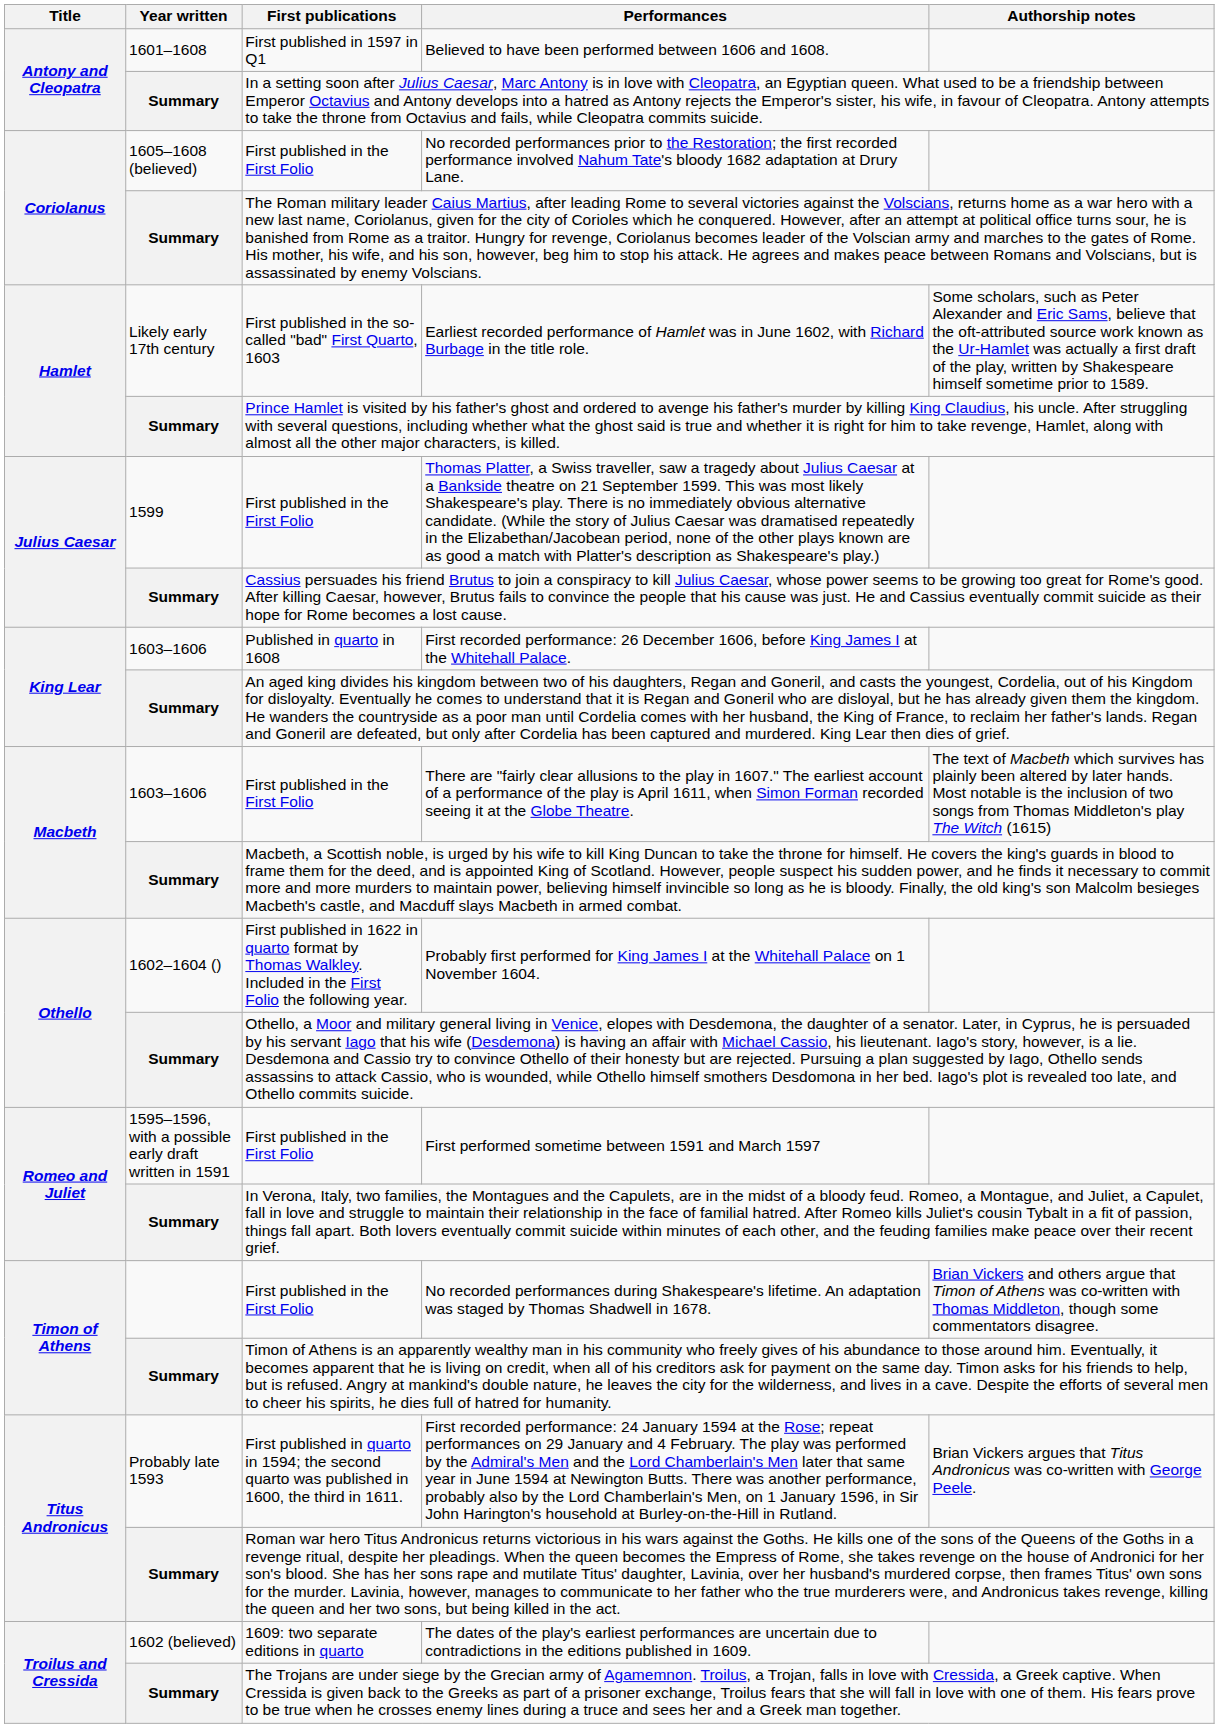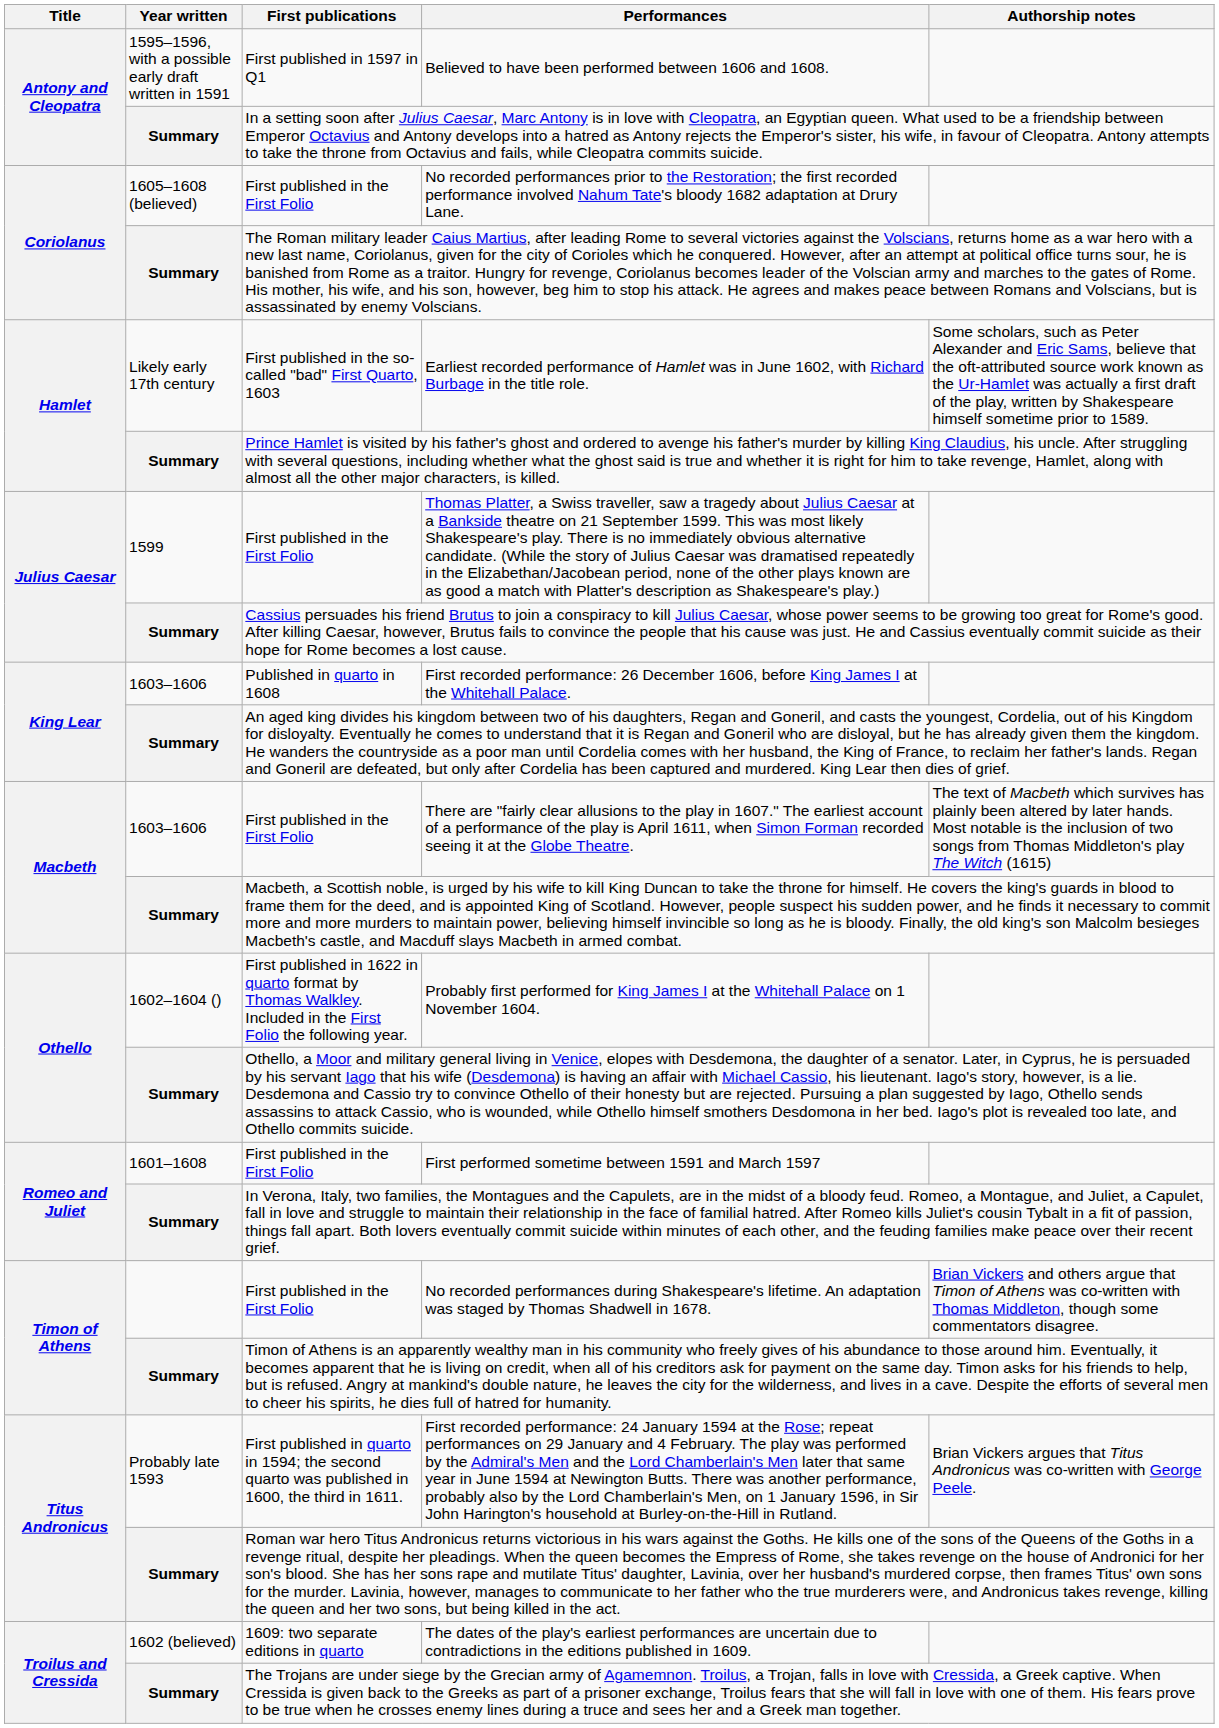(168, 50) 1601–1608 -> (180, 67) 1595–1596, with a possible early draft written in 1591
(180, 1145) 1595–1596, with a possible early draft written in 1591 -> (168, 1162) 1601–1608
